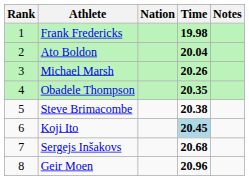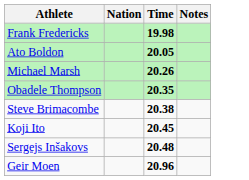- column: (21, 14)
(194, 52) 20.04 -> (160, 52) 20.05
(194, 128) lightblue background -> (160, 128) no background
(194, 147) 20.68 -> (160, 147) 20.48
